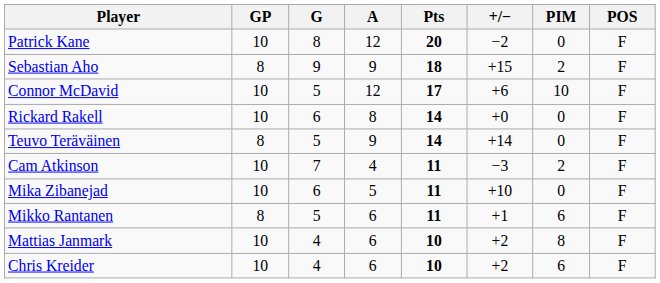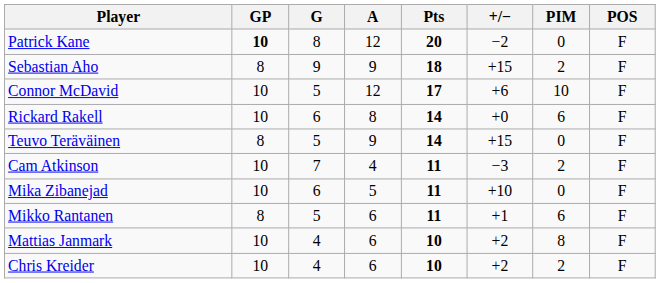(260, 41) normal -> (260, 41) bold
(561, 116) 0 -> (561, 116) 6
(500, 141) +14 -> (500, 141) +15
(561, 265) 6 -> (561, 265) 2
